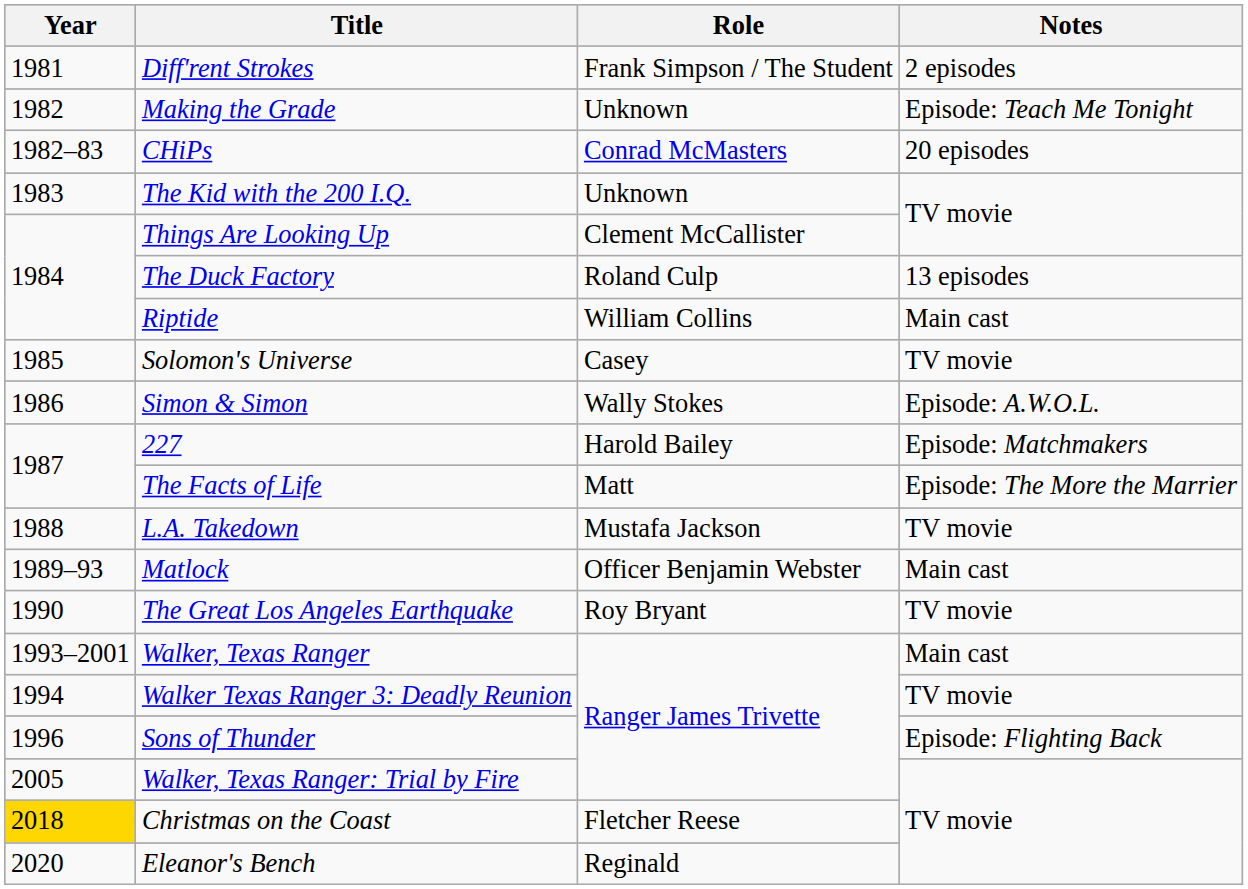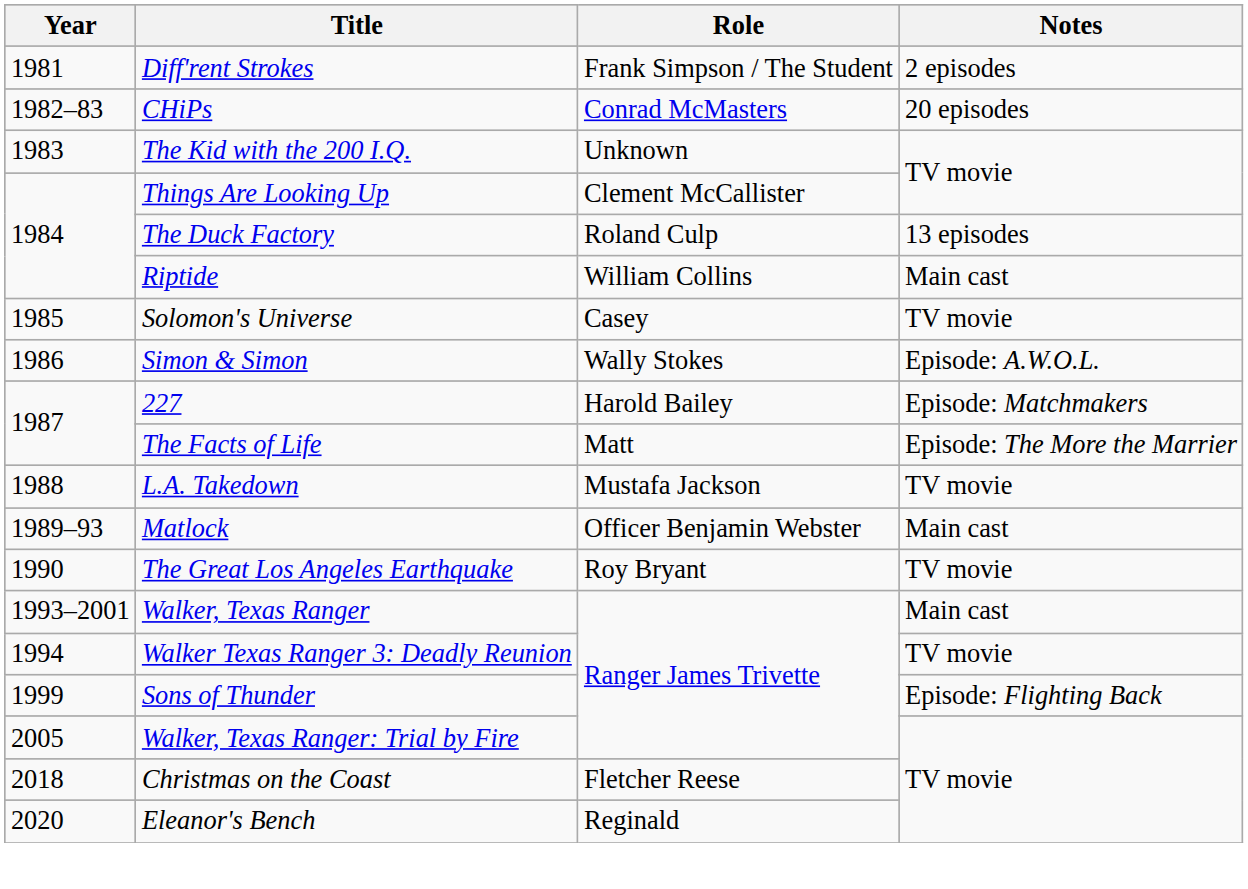- row: (239, 109)
(37, 737) 1996 -> (37, 695) 1999
(37, 820) gold background -> (37, 779) no background
